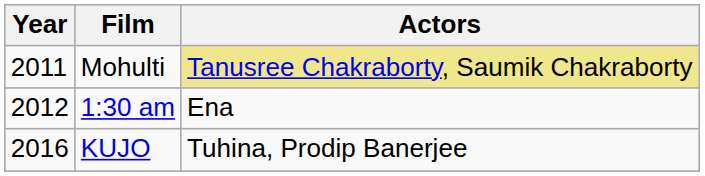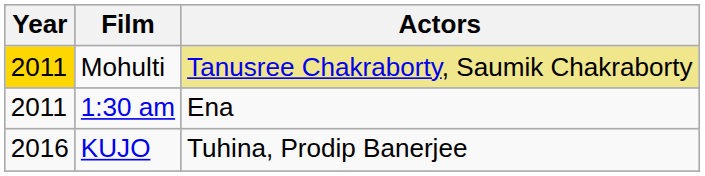(39, 66) no background -> (39, 66) gold background
(40, 107) 2012 -> (39, 107) 2011
